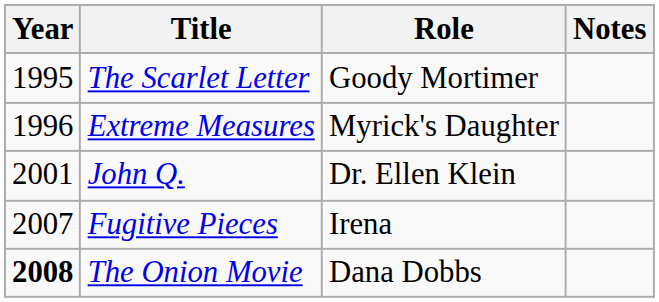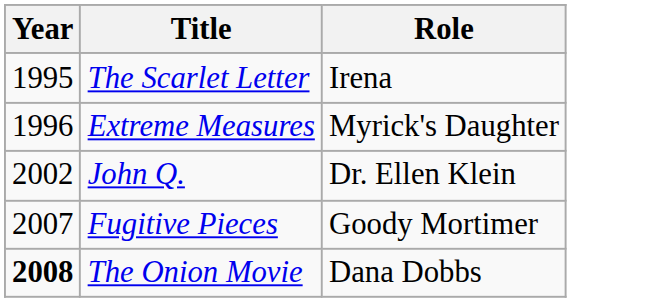- column: (610, 28)
(434, 77) Goody Mortimer -> (361, 77) Irena
(43, 175) 2001 -> (43, 175) 2002
(361, 223) Irena -> (434, 223) Goody Mortimer
